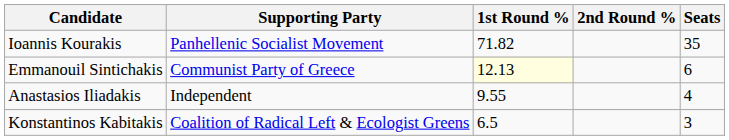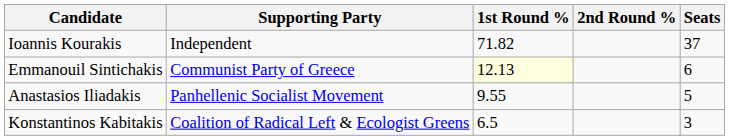(277, 43) Panhellenic Socialist Movement -> (211, 43) Independent
(692, 43) 35 -> (692, 43) 37
(211, 95) Independent -> (277, 95) Panhellenic Socialist Movement
(688, 95) 4 -> (688, 95) 5
